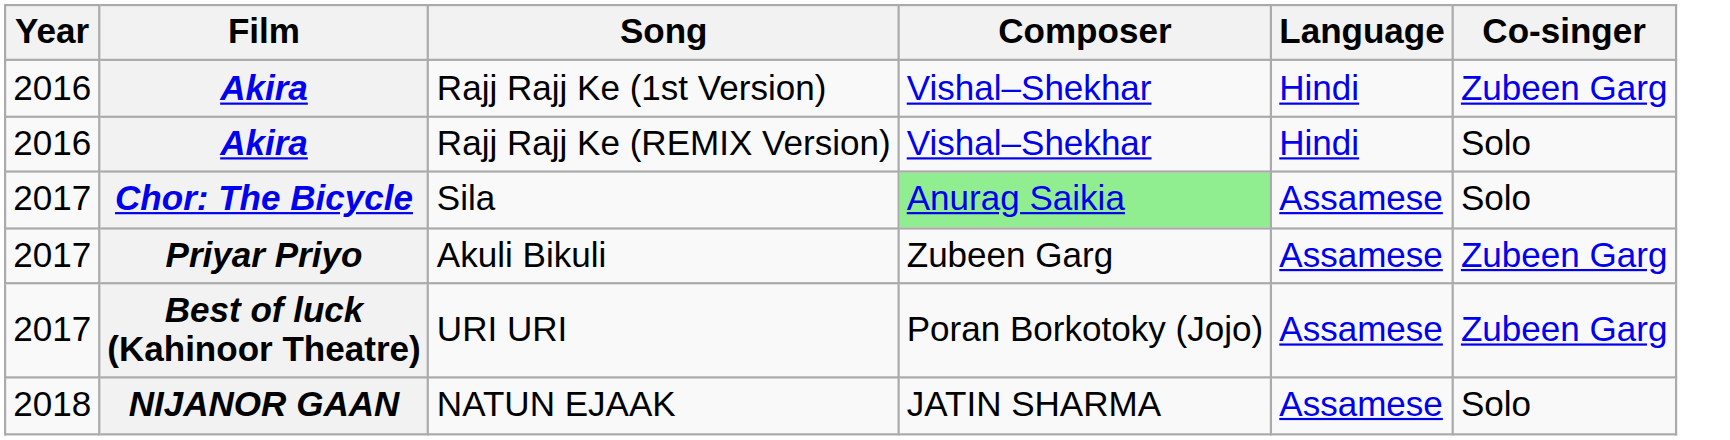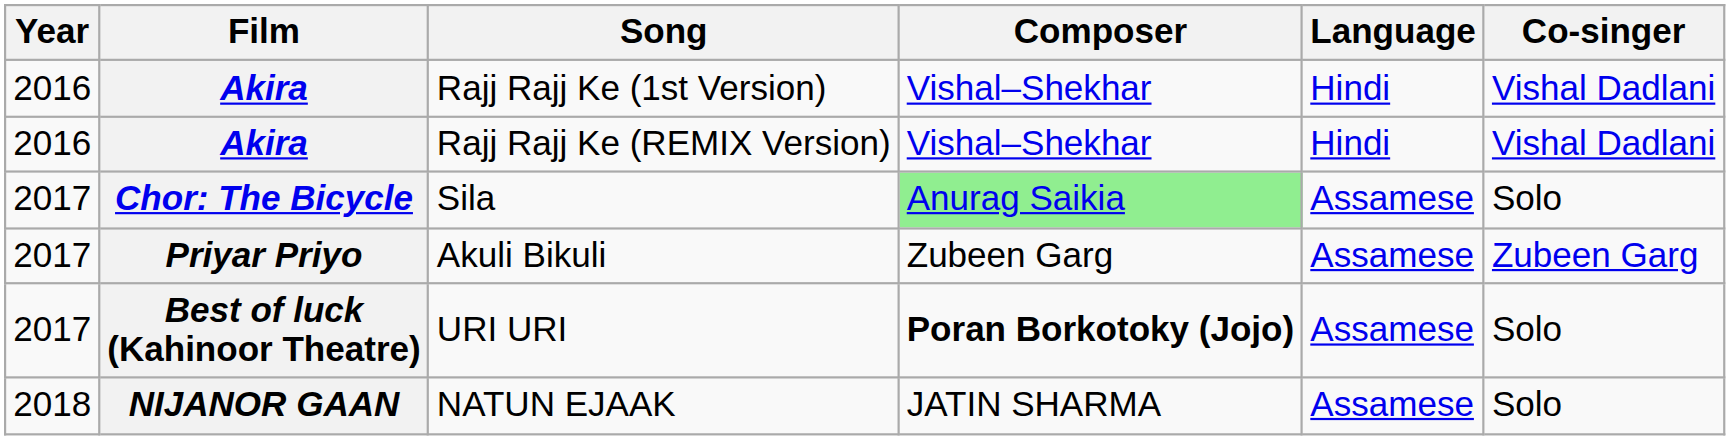(1564, 87) Zubeen Garg -> (1604, 87) Vishal Dadlani
(1496, 143) Solo -> (1604, 143) Vishal Dadlani
(1085, 329) normal -> (1100, 329) bold
(1564, 329) Zubeen Garg -> (1527, 329) Solo
